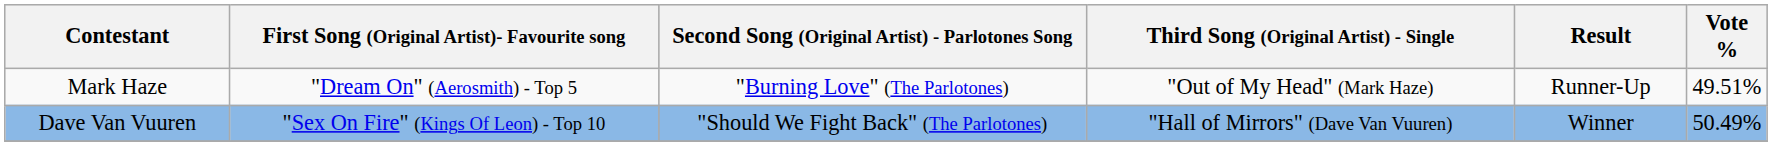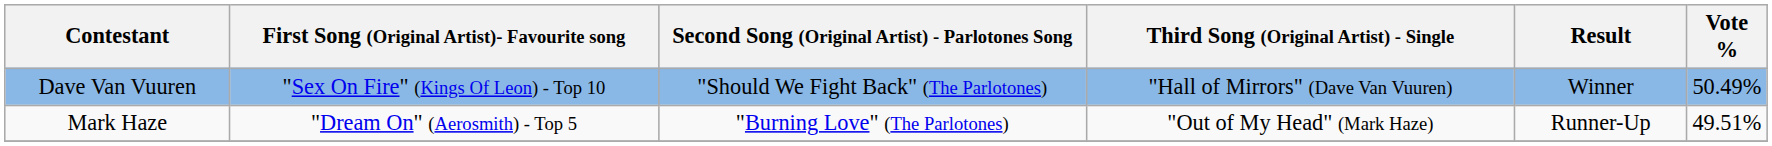rows swapped: (117, 123) <-> (117, 86)
